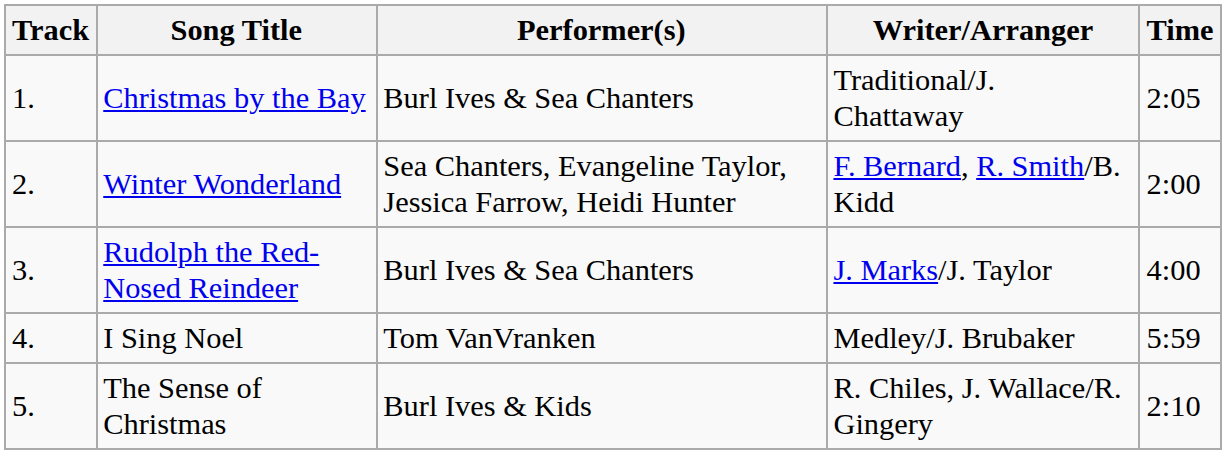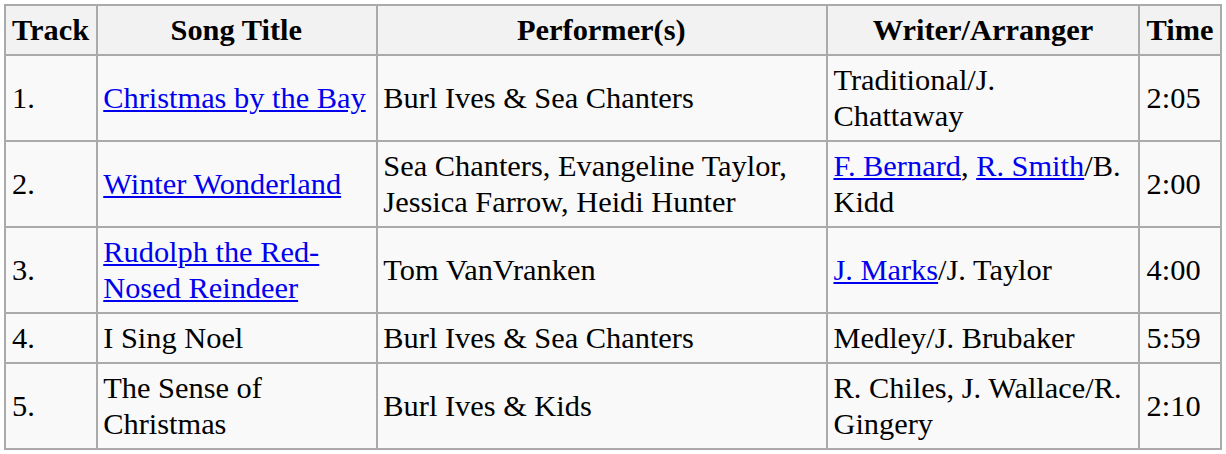(539, 270) Burl Ives & Sea Chanters -> (489, 270) Tom VanVranken
(489, 338) Tom VanVranken -> (539, 338) Burl Ives & Sea Chanters
